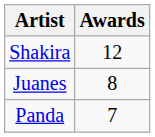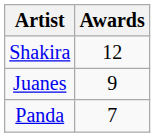(112, 83) 8 -> (112, 83) 9
